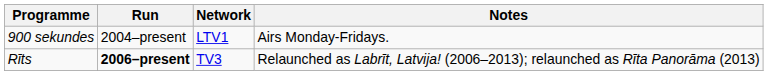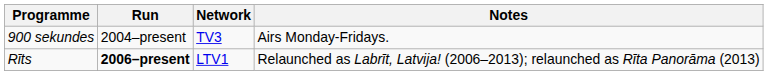(212, 37) LTV1 -> (209, 37) TV3
(209, 59) TV3 -> (212, 59) LTV1
